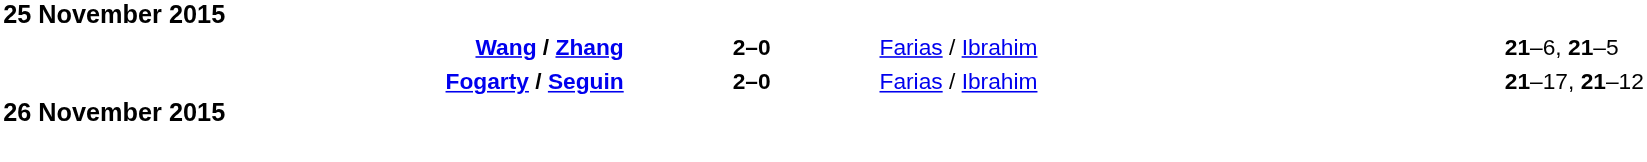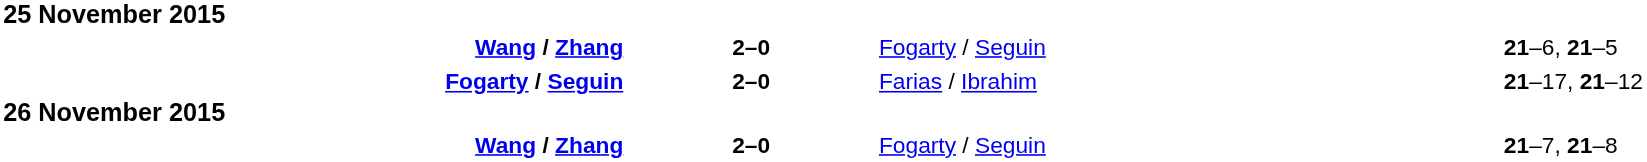(958, 47) Farias / Ibrahim -> (962, 47) Fogarty / Seguin
+ row: (549, 145)
